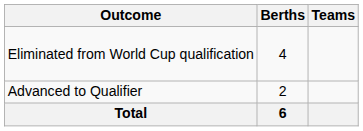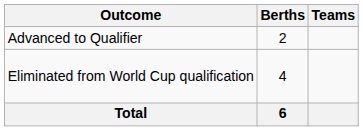rows swapped: (75, 92) <-> (131, 53)
